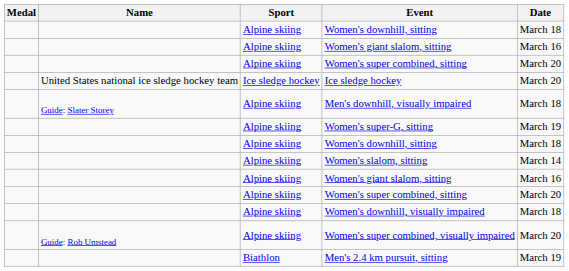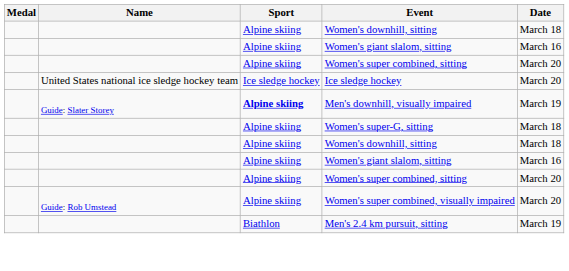(272, 104) normal -> (273, 104) bold
(540, 104) March 18 -> (540, 104) March 19
(540, 127) March 19 -> (540, 127) March 18
- row: (139, 161)
- row: (139, 212)
